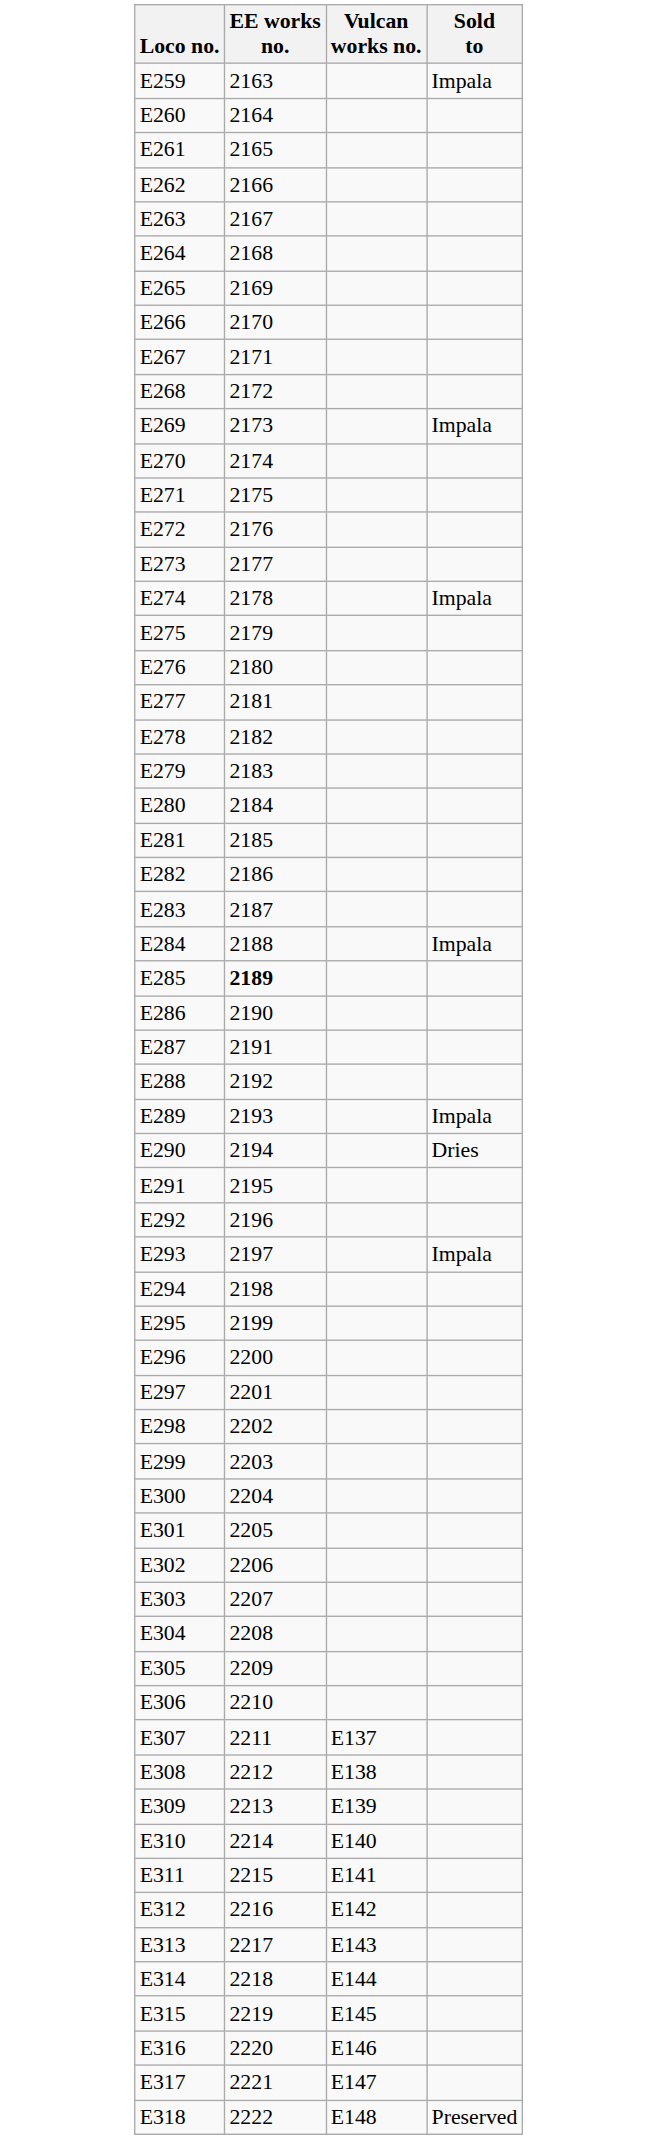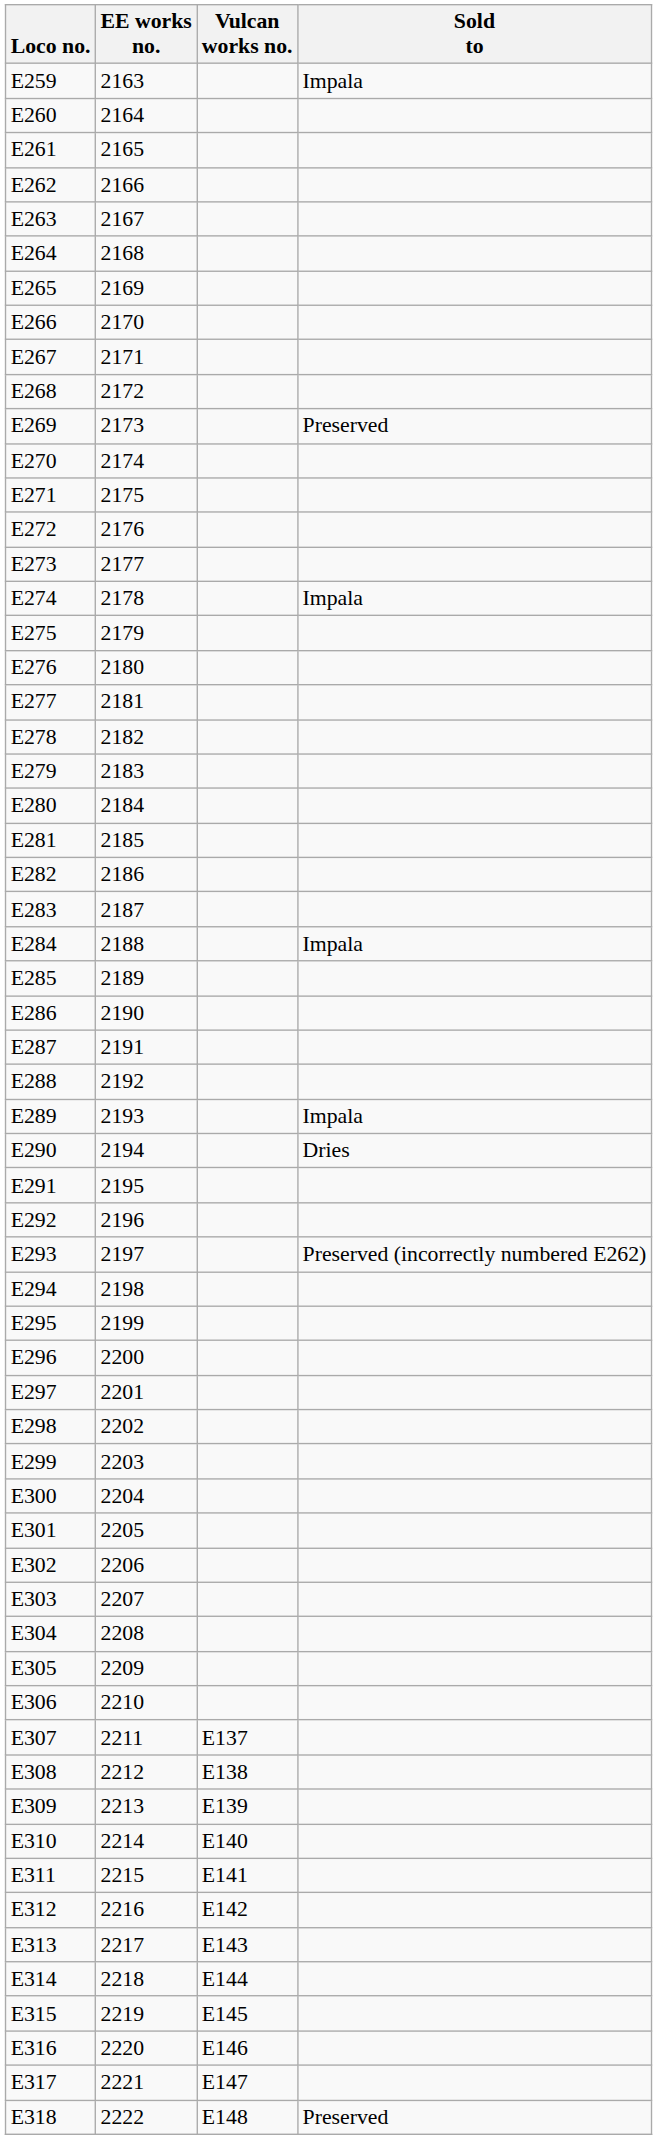(462, 425) Impala -> (345, 425) Preserved
(251, 978) bold -> (122, 978) normal
(462, 1254) Impala -> (474, 1254) Preserved (incorrectly numbered E262)
